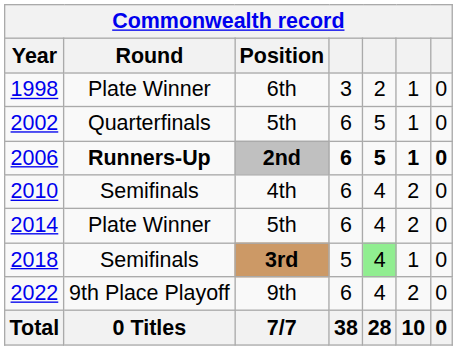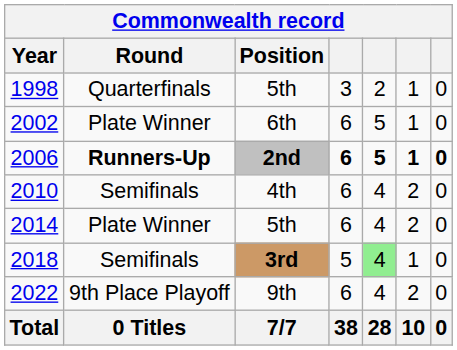(149, 89) Plate Winner -> (149, 89) Quarterfinals
(282, 89) 6th -> (282, 89) 5th
(149, 123) Quarterfinals -> (149, 123) Plate Winner
(282, 123) 5th -> (282, 123) 6th
